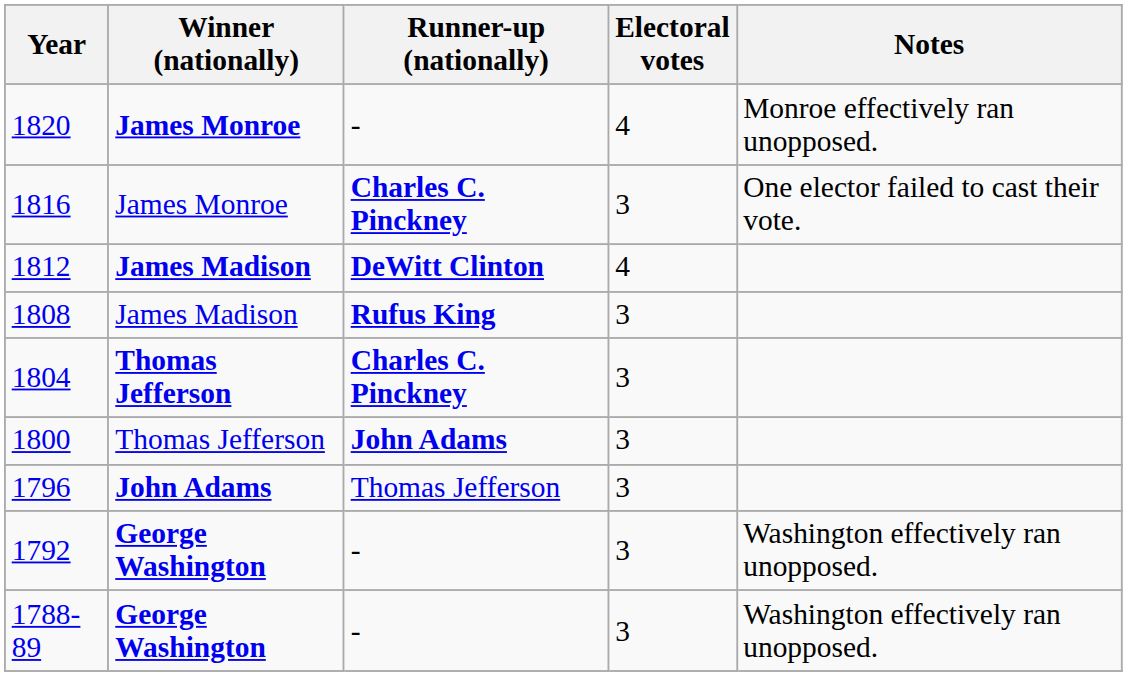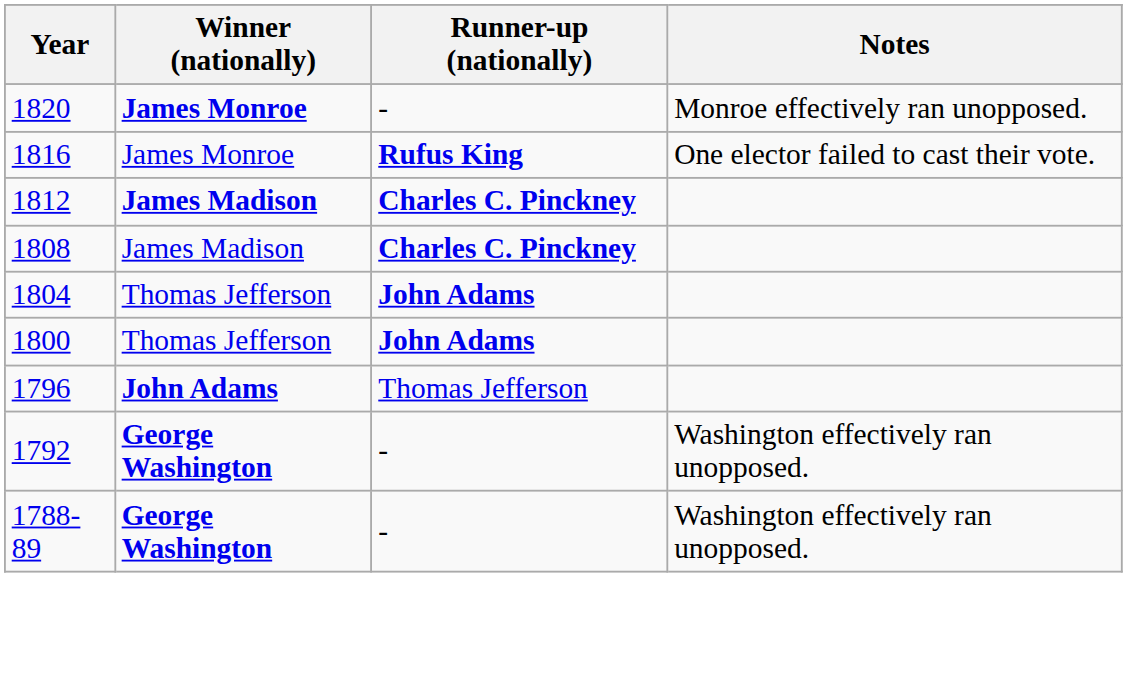- column: (672, 44)
(418, 204) Charles C. Pinckney -> (451, 154) Rufus King
(447, 267) DeWitt Clinton -> (507, 201) Charles C. Pinckney
(423, 313) Rufus King -> (507, 247) Charles C. Pinckney
(173, 377) bold -> (226, 294) normal
(418, 377) Charles C. Pinckney -> (456, 294) John Adams
